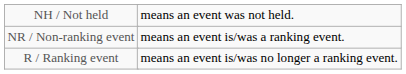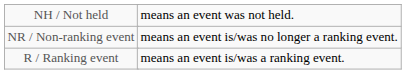(243, 37) means an event is/was a ranking event. -> (269, 37) means an event is/was no longer a ranking event.
(269, 58) means an event is/was no longer a ranking event. -> (243, 58) means an event is/was a ranking event.
